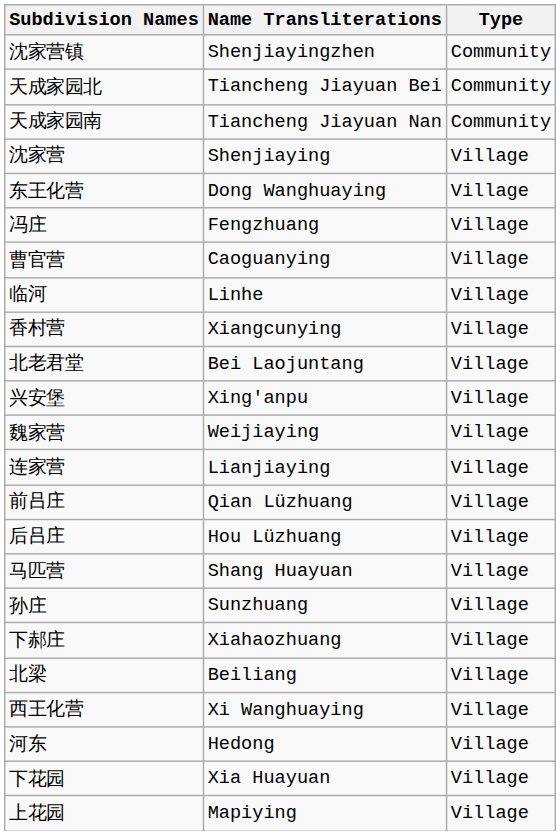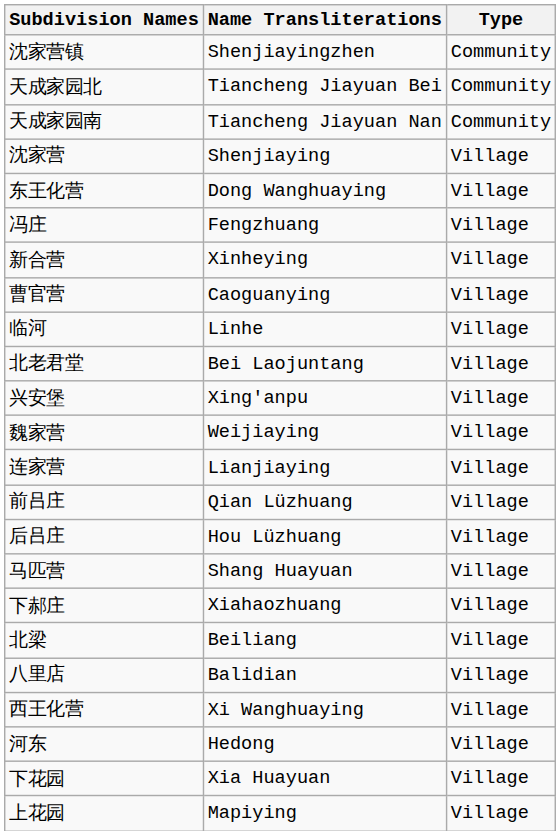+ row: (37, 261)
- row: (37, 330)
- row: (28, 606)
+ row: (37, 676)
